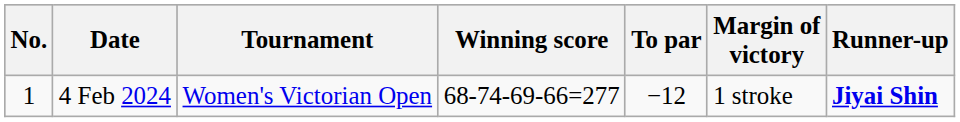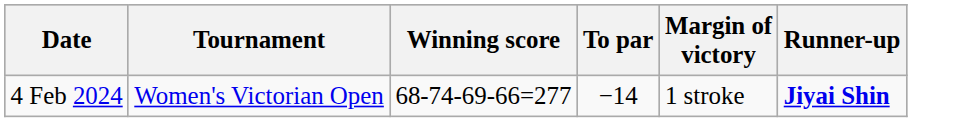- column: (29, 39)
(666, 95) −12 -> (618, 95) −14
